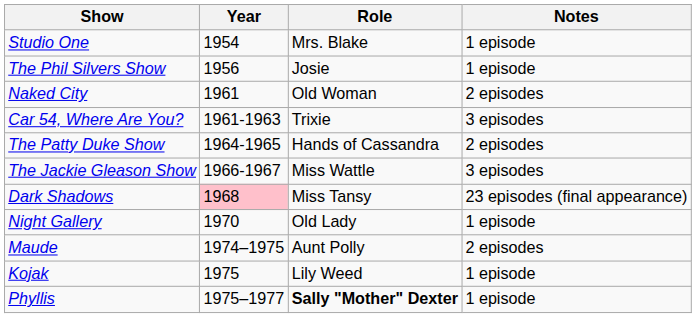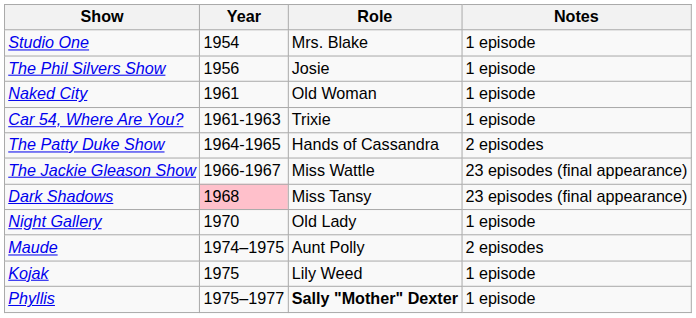(504, 94) 2 episodes -> (500, 94) 1 episode
(504, 119) 3 episodes -> (500, 119) 1 episode
(504, 171) 3 episodes -> (576, 171) 23 episodes (final appearance)
